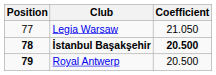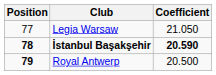(182, 45) 20.500 -> (182, 45) 20.590
